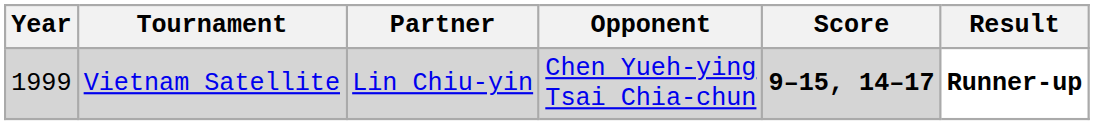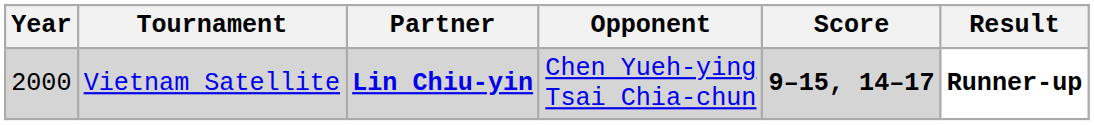(41, 83) 1999 -> (41, 83) 2000
(443, 83) normal -> (443, 83) bold
